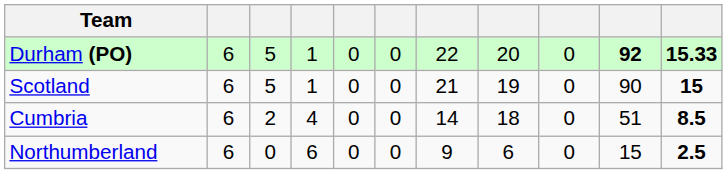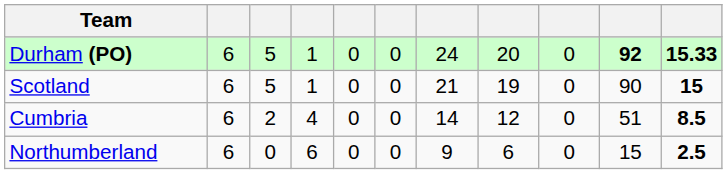(447, 53) 22 -> (447, 53) 24
(508, 119) 18 -> (508, 119) 12
